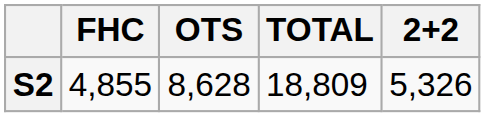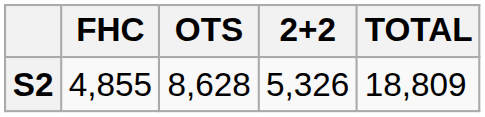columns swapped: (431, 30) <-> (320, 30)
